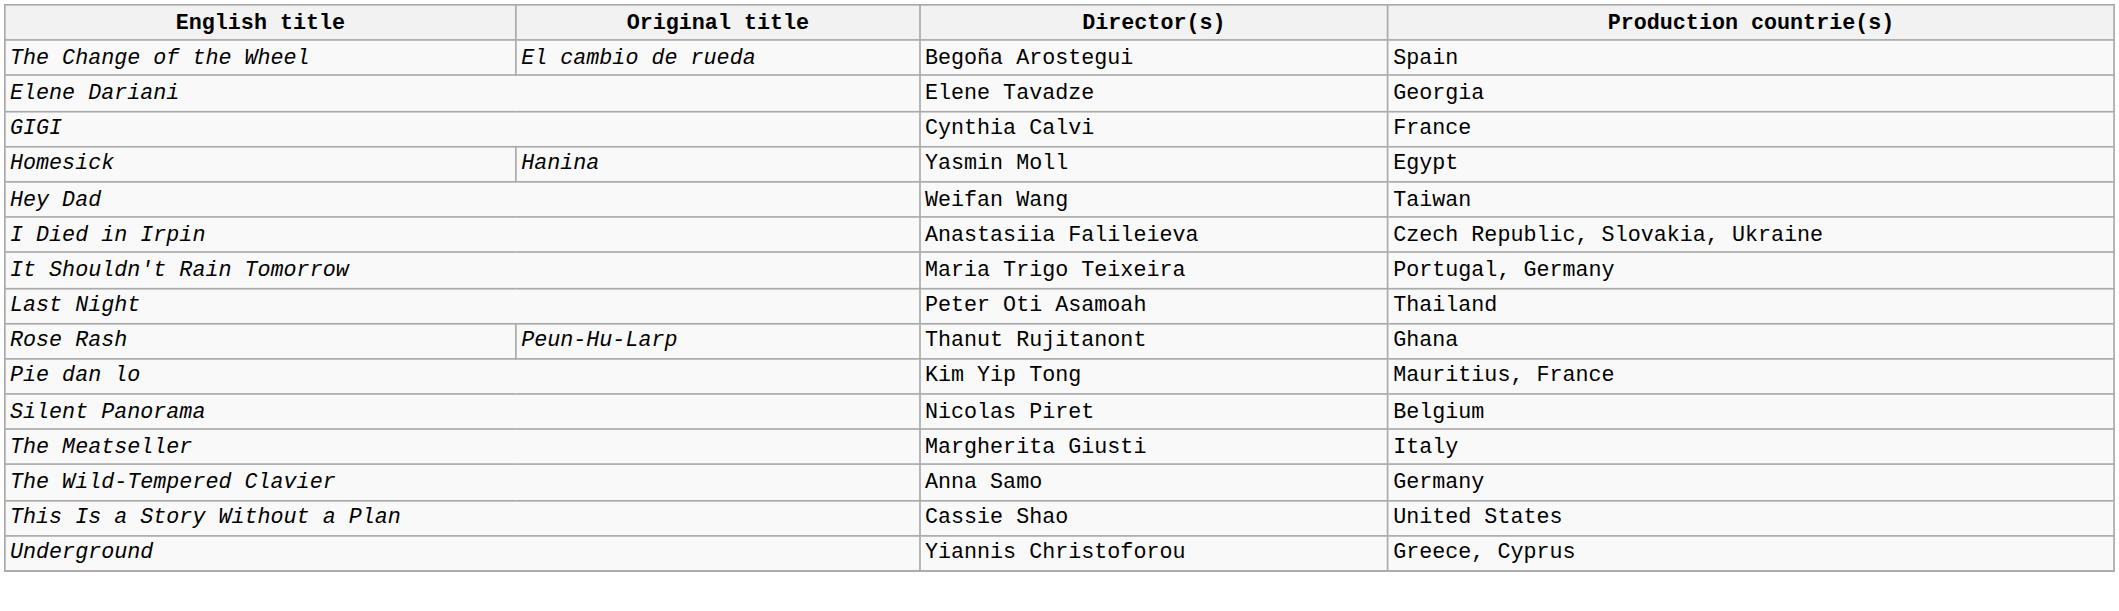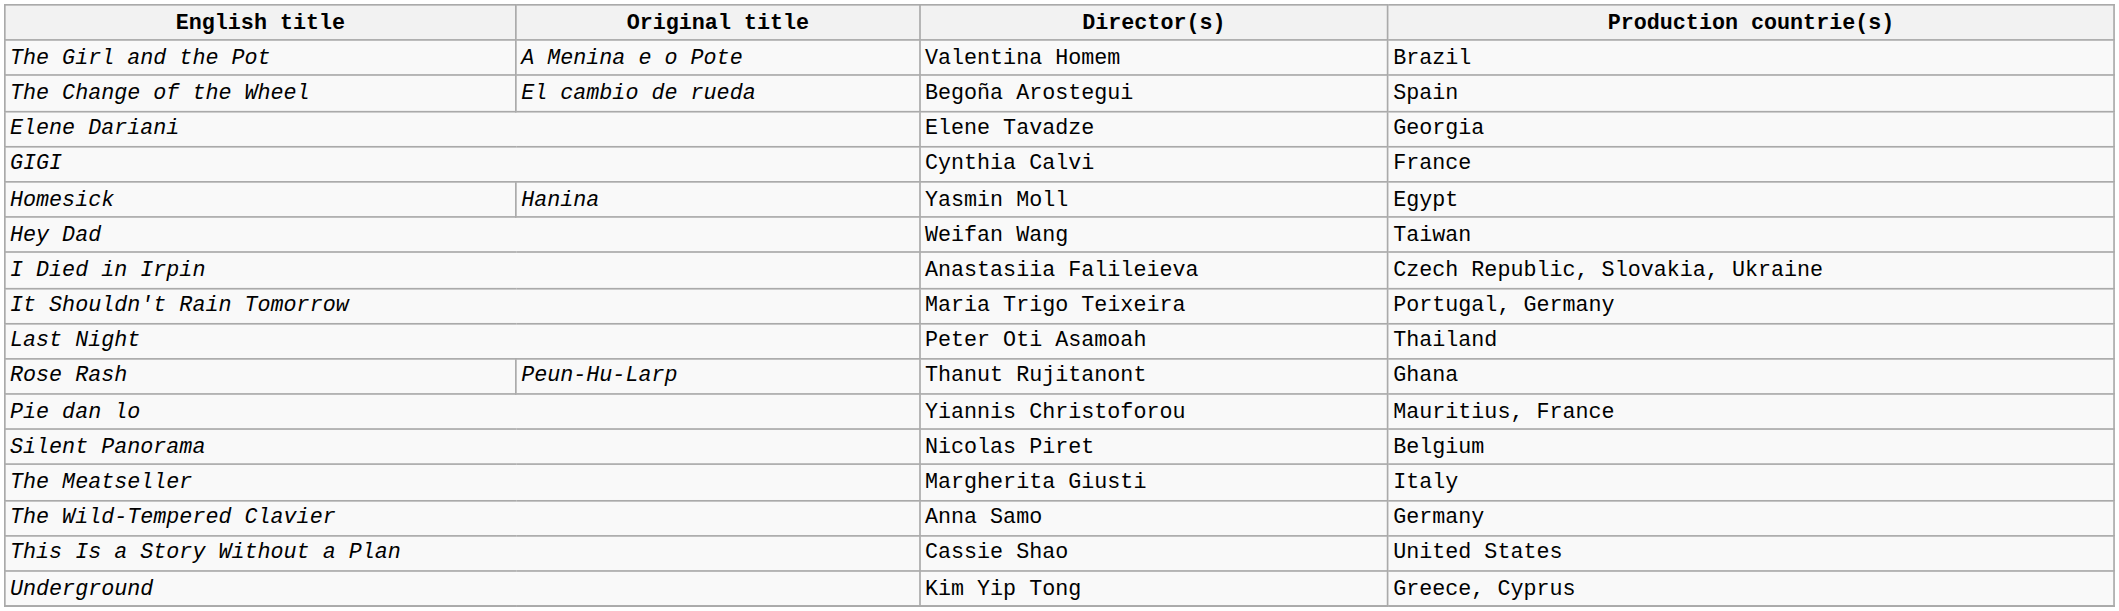+ row: (140, 58)
(1003, 376) Kim Yip Tong -> (1055, 412) Yiannis Christoforou
(1055, 553) Yiannis Christoforou -> (1003, 589) Kim Yip Tong
